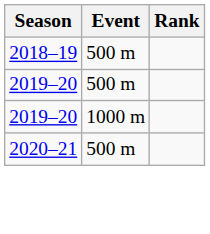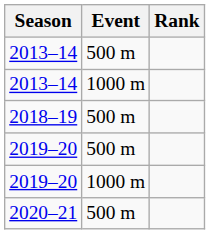+ row: (43, 52)
+ row: (43, 85)
